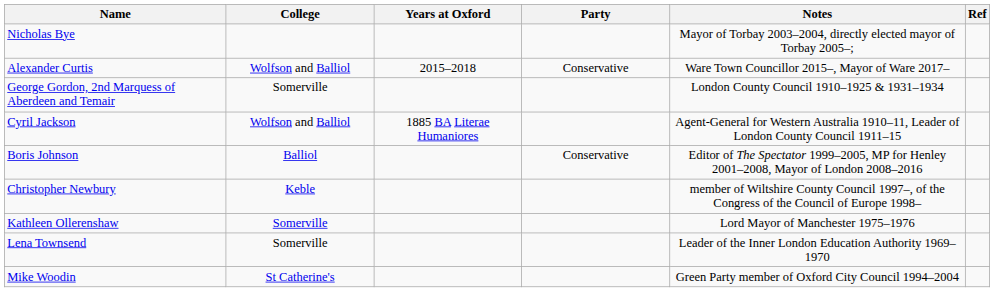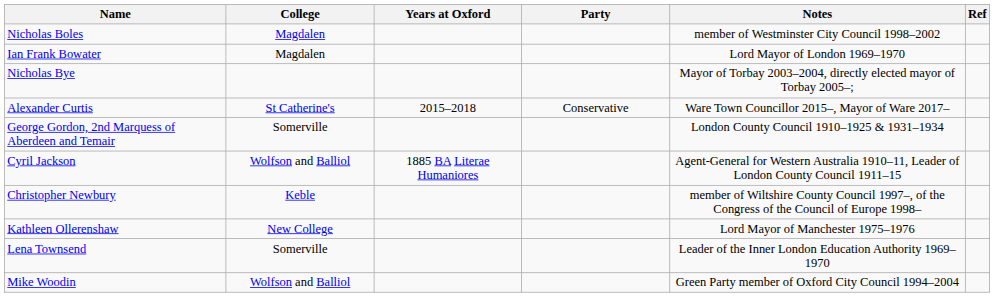+ row: (45, 34)
+ row: (54, 53)
(300, 68) Wolfson and Balliol -> (300, 107) St Catherine's
- row: (43, 155)
(300, 223) Somerville -> (300, 228) New College
(300, 276) St Catherine's -> (300, 282) Wolfson and Balliol
